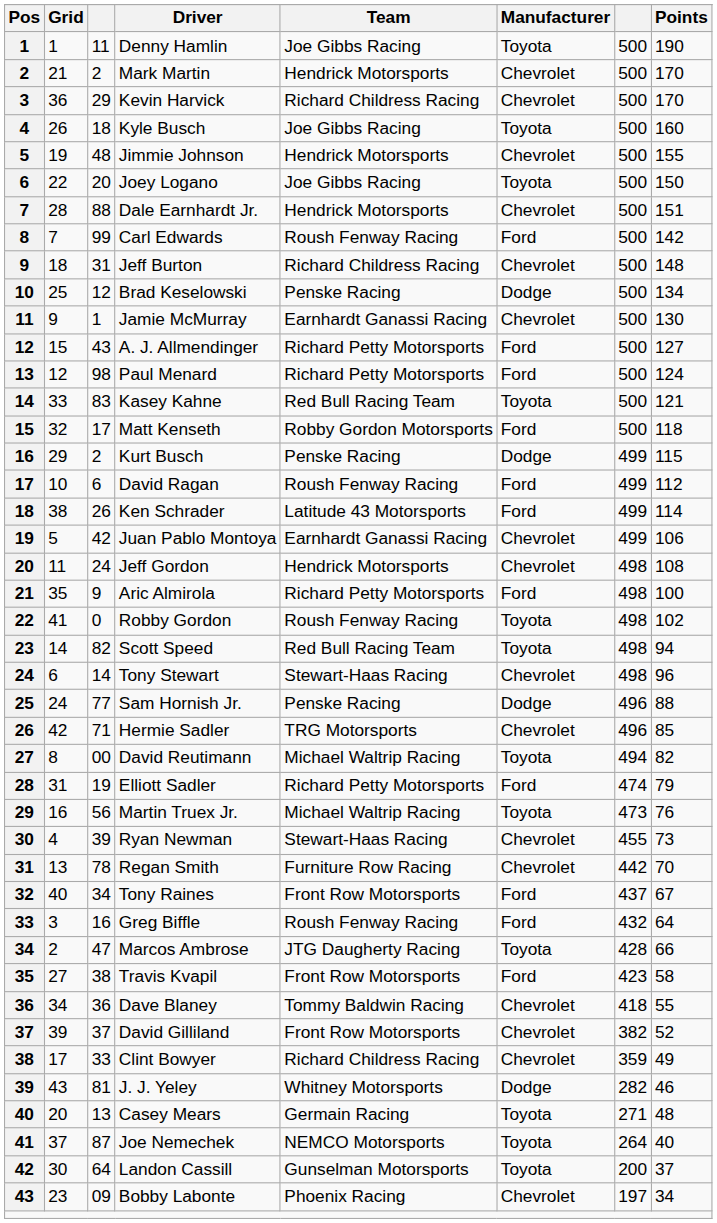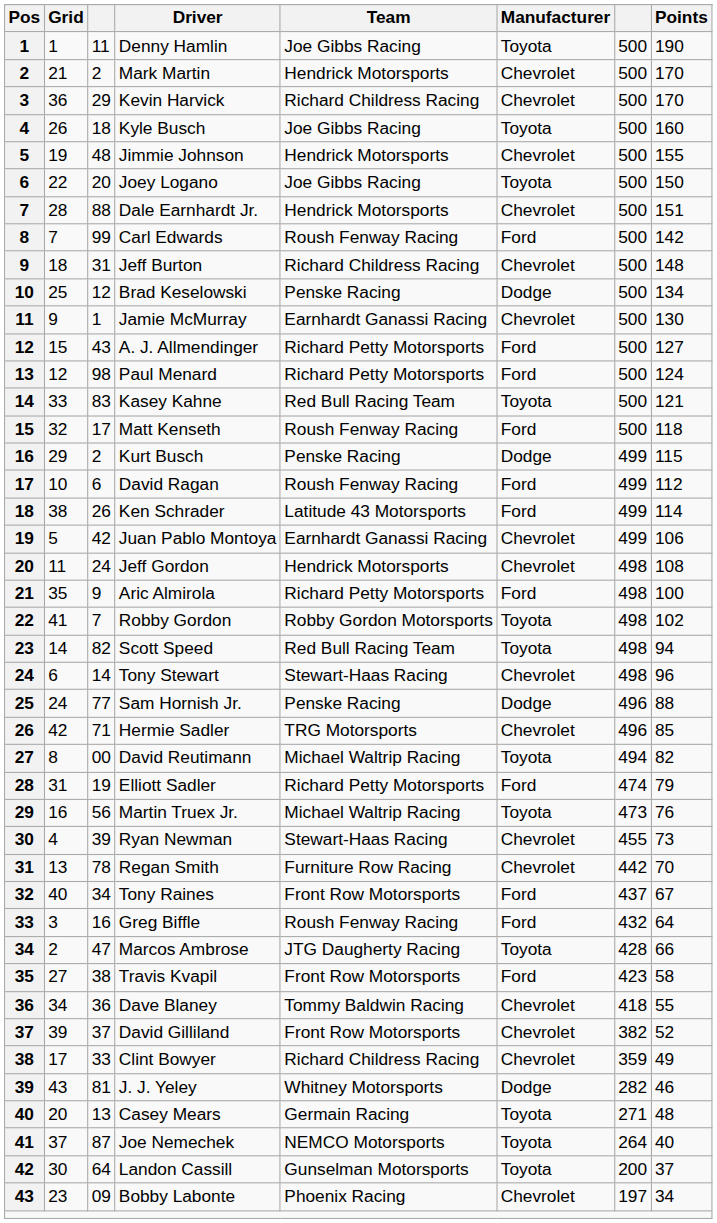(389, 429) Robby Gordon Motorsports -> (371, 429) Roush Fenway Racing
(96, 621) 0 -> (96, 621) 7
(371, 621) Roush Fenway Racing -> (389, 621) Robby Gordon Motorsports
